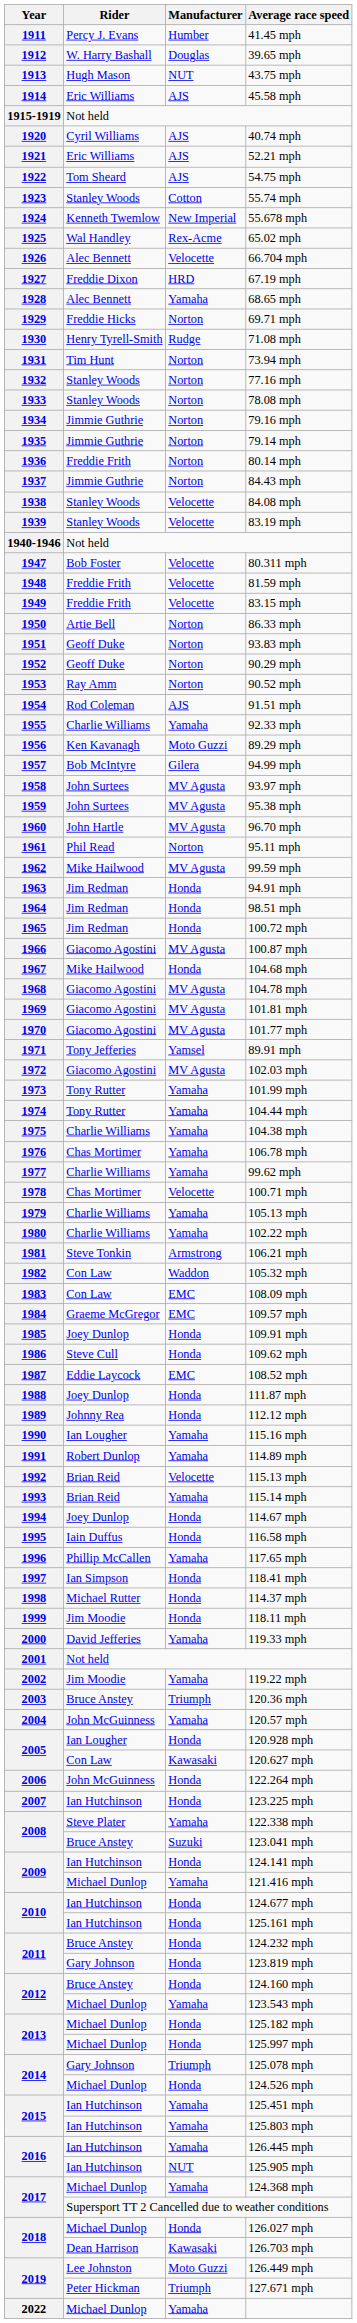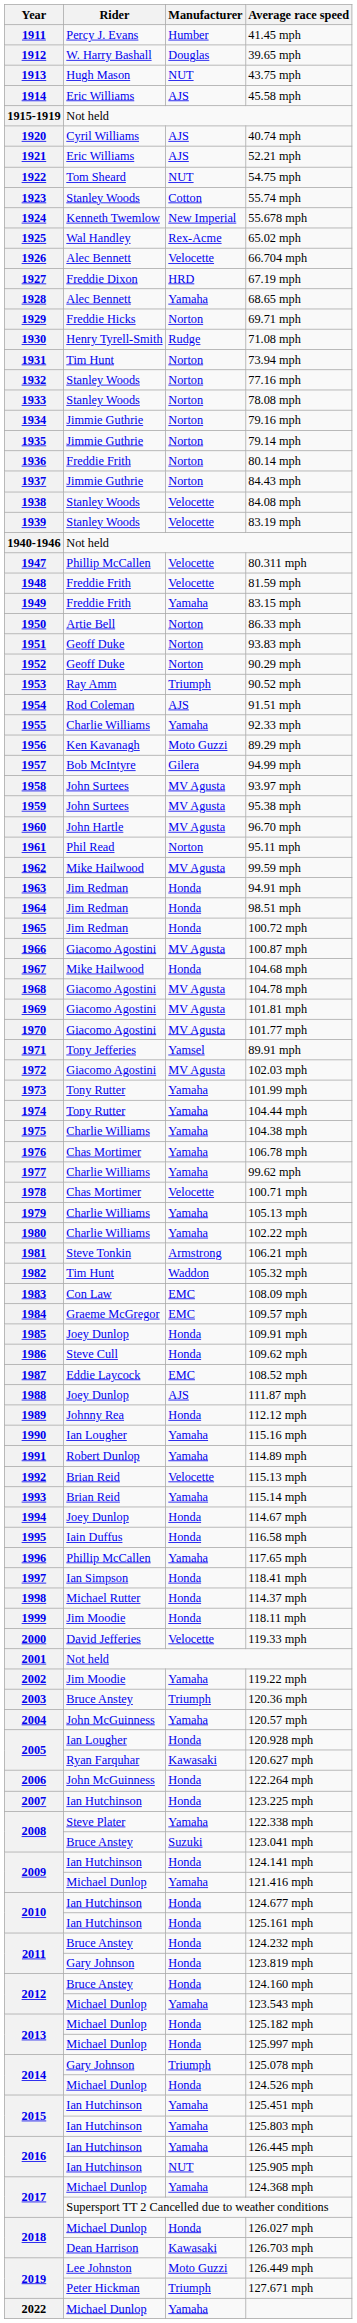(179, 177) AJS -> (181, 177) NUT
(93, 562) Bob Foster -> (108, 562) Phillip McCallen
(191, 603) Velocette -> (188, 603) Yamaha
(186, 684) Norton -> (190, 684) Triumph
(89, 1273) Con Law -> (90, 1273) Tim Hunt
(185, 1395) Honda -> (179, 1395) AJS
(188, 1638) Yamaha -> (191, 1638) Velocette
(89, 1760) Con Law -> (103, 1760) Ryan Farquhar
